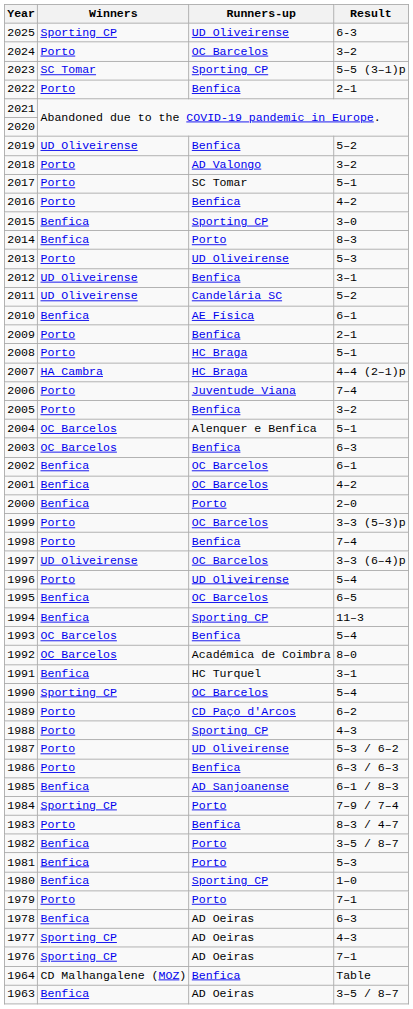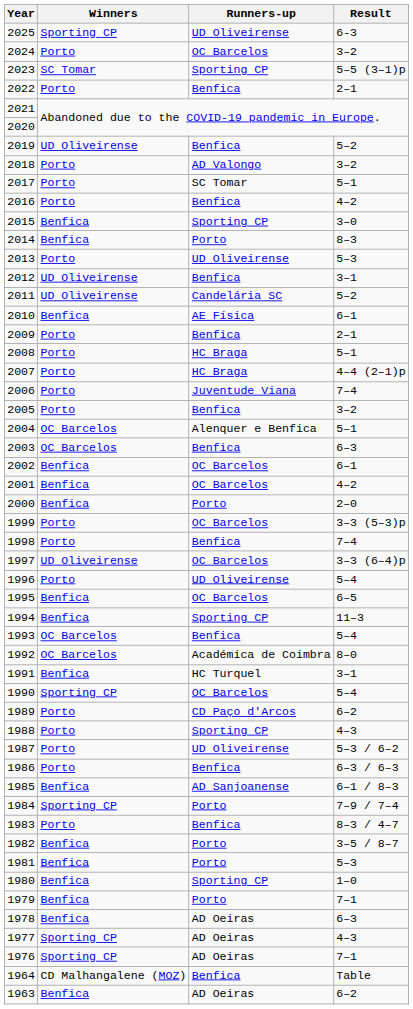(72, 372) HA Cambra -> (58, 372) Porto
(58, 900) Porto -> (65, 900) Benfica
(367, 994) 3–5 / 8–7 -> (347, 994) 6–2
